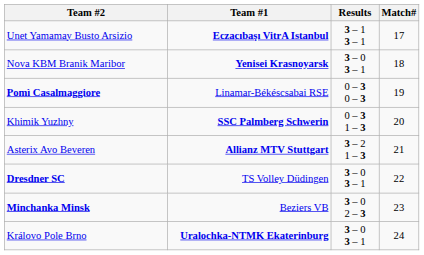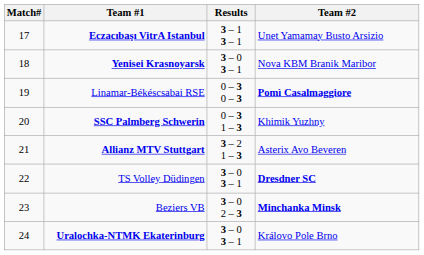columns swapped: (399, 12) <-> (86, 12)
